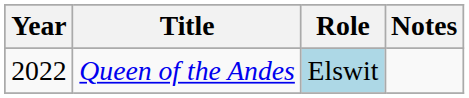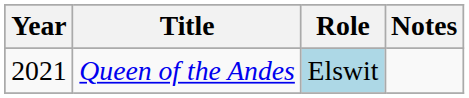(39, 70) 2022 -> (39, 70) 2021
